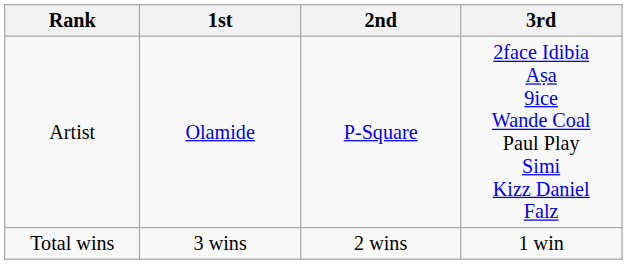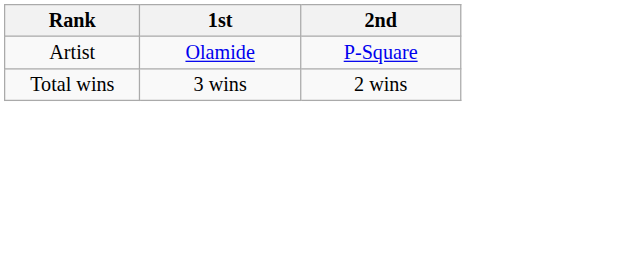- column: (541, 20)
